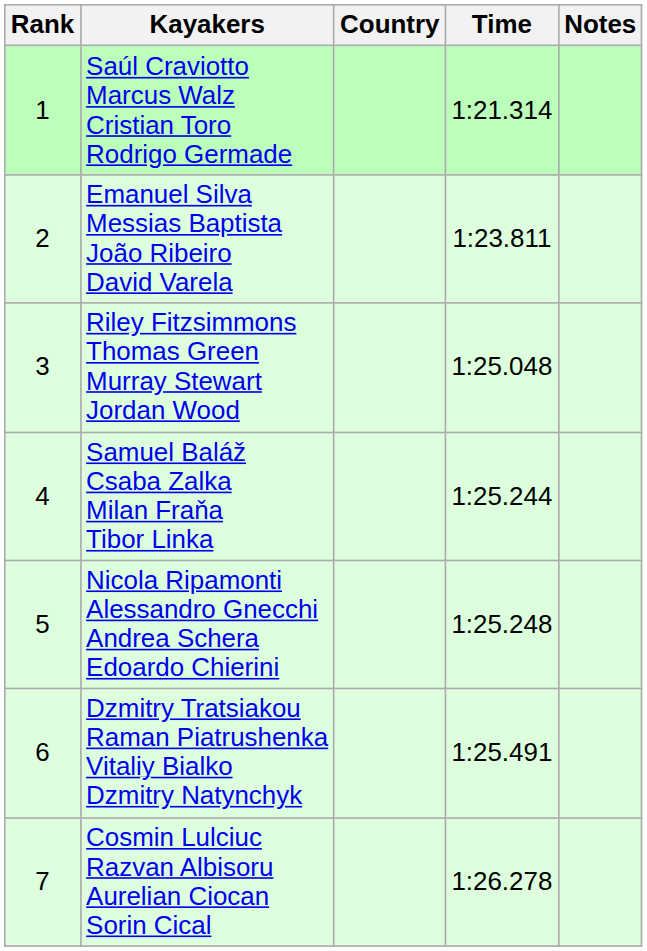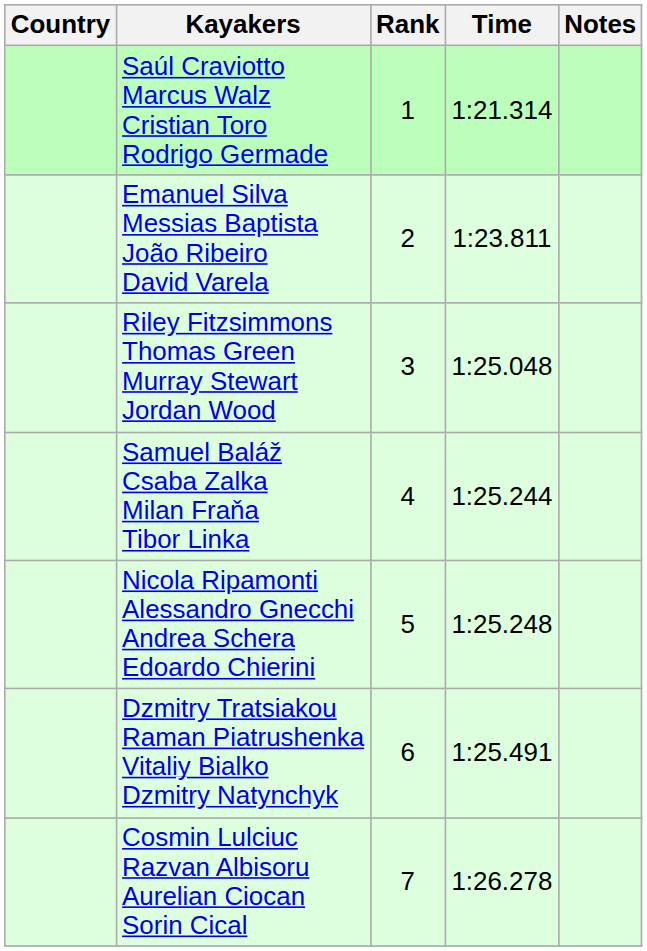columns swapped: (42, 25) <-> (390, 25)
